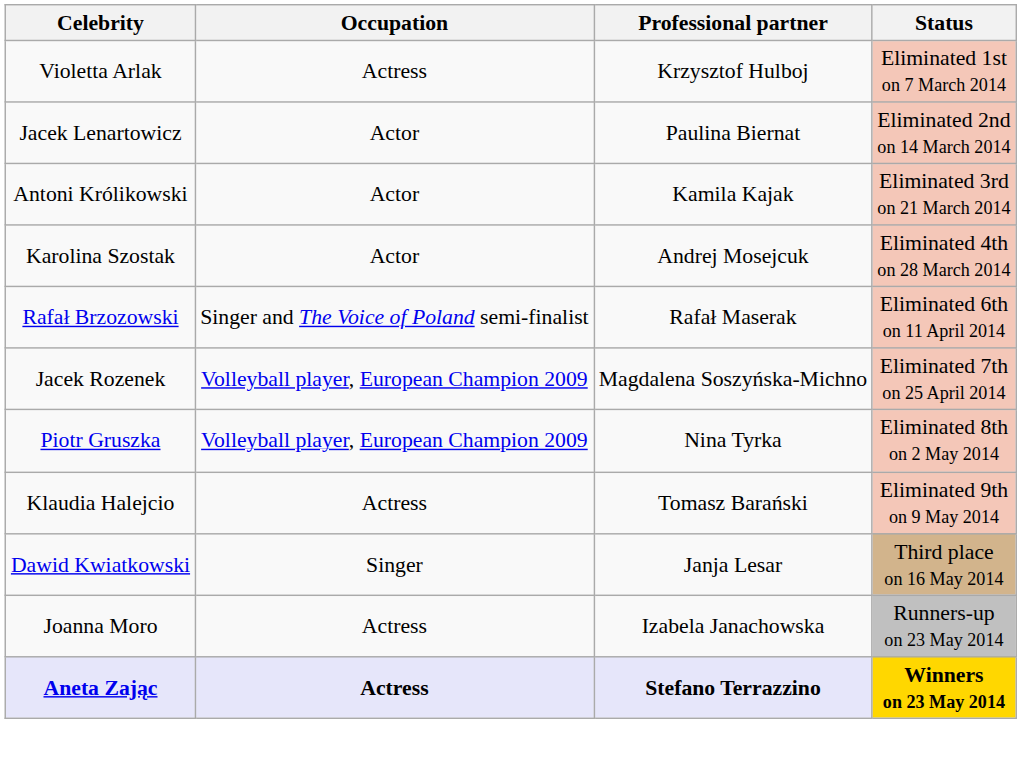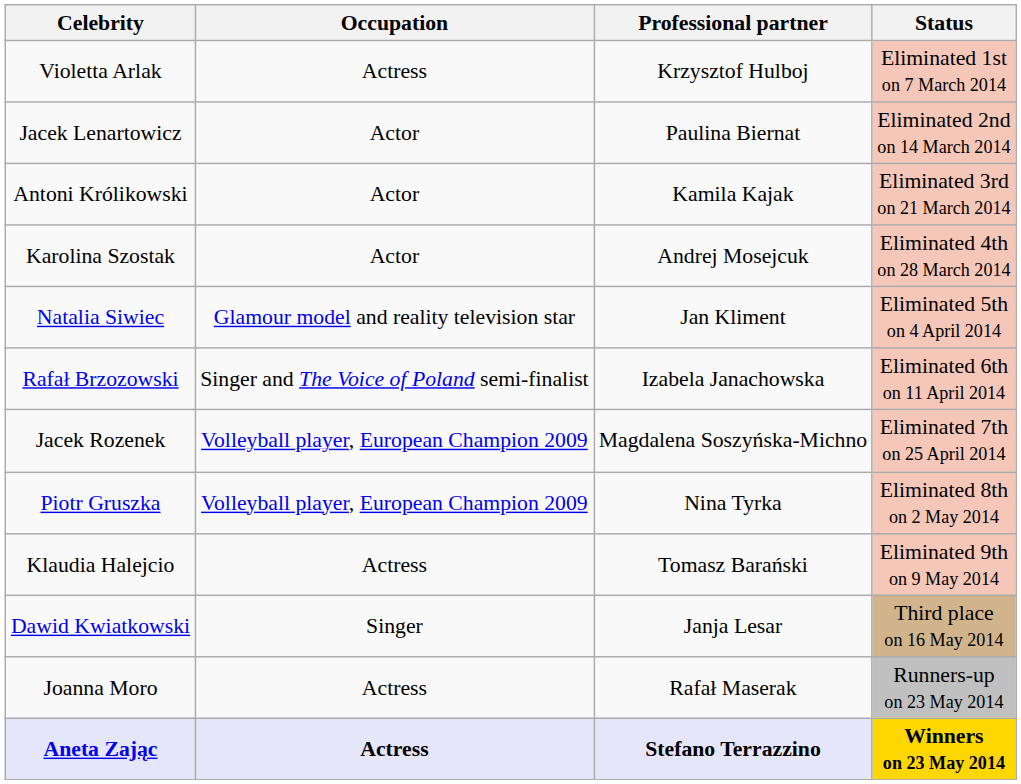+ row: (100, 317)
(733, 317) Rafał Maserak -> (733, 379) Izabela Janachowska
(733, 625) Izabela Janachowska -> (733, 686) Rafał Maserak
